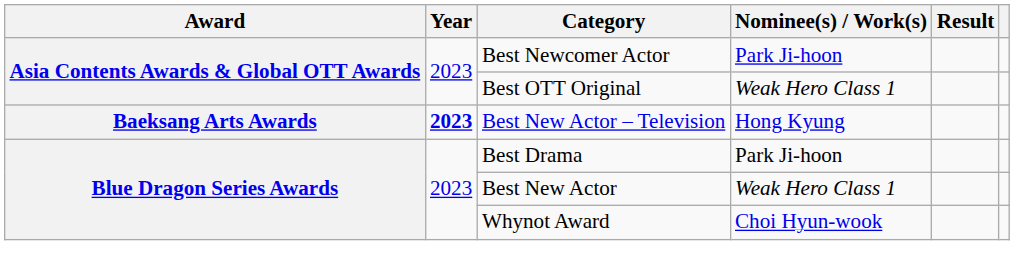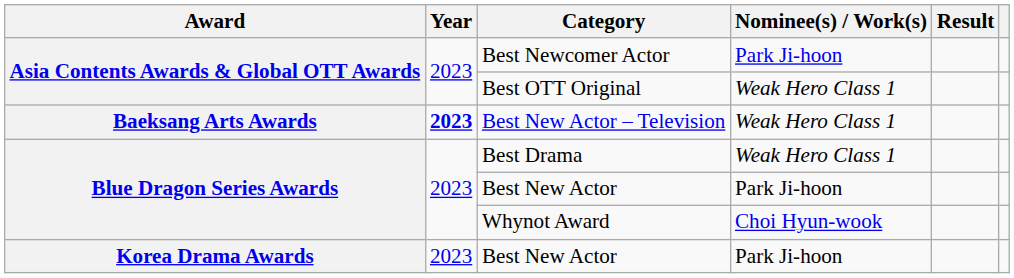(790, 121) Hong Kyung -> (816, 121) Weak Hero Class 1
(789, 155) Park Ji-hoon -> (816, 155) Weak Hero Class 1
(816, 188) Weak Hero Class 1 -> (789, 188) Park Ji-hoon
+ row: (215, 255)
